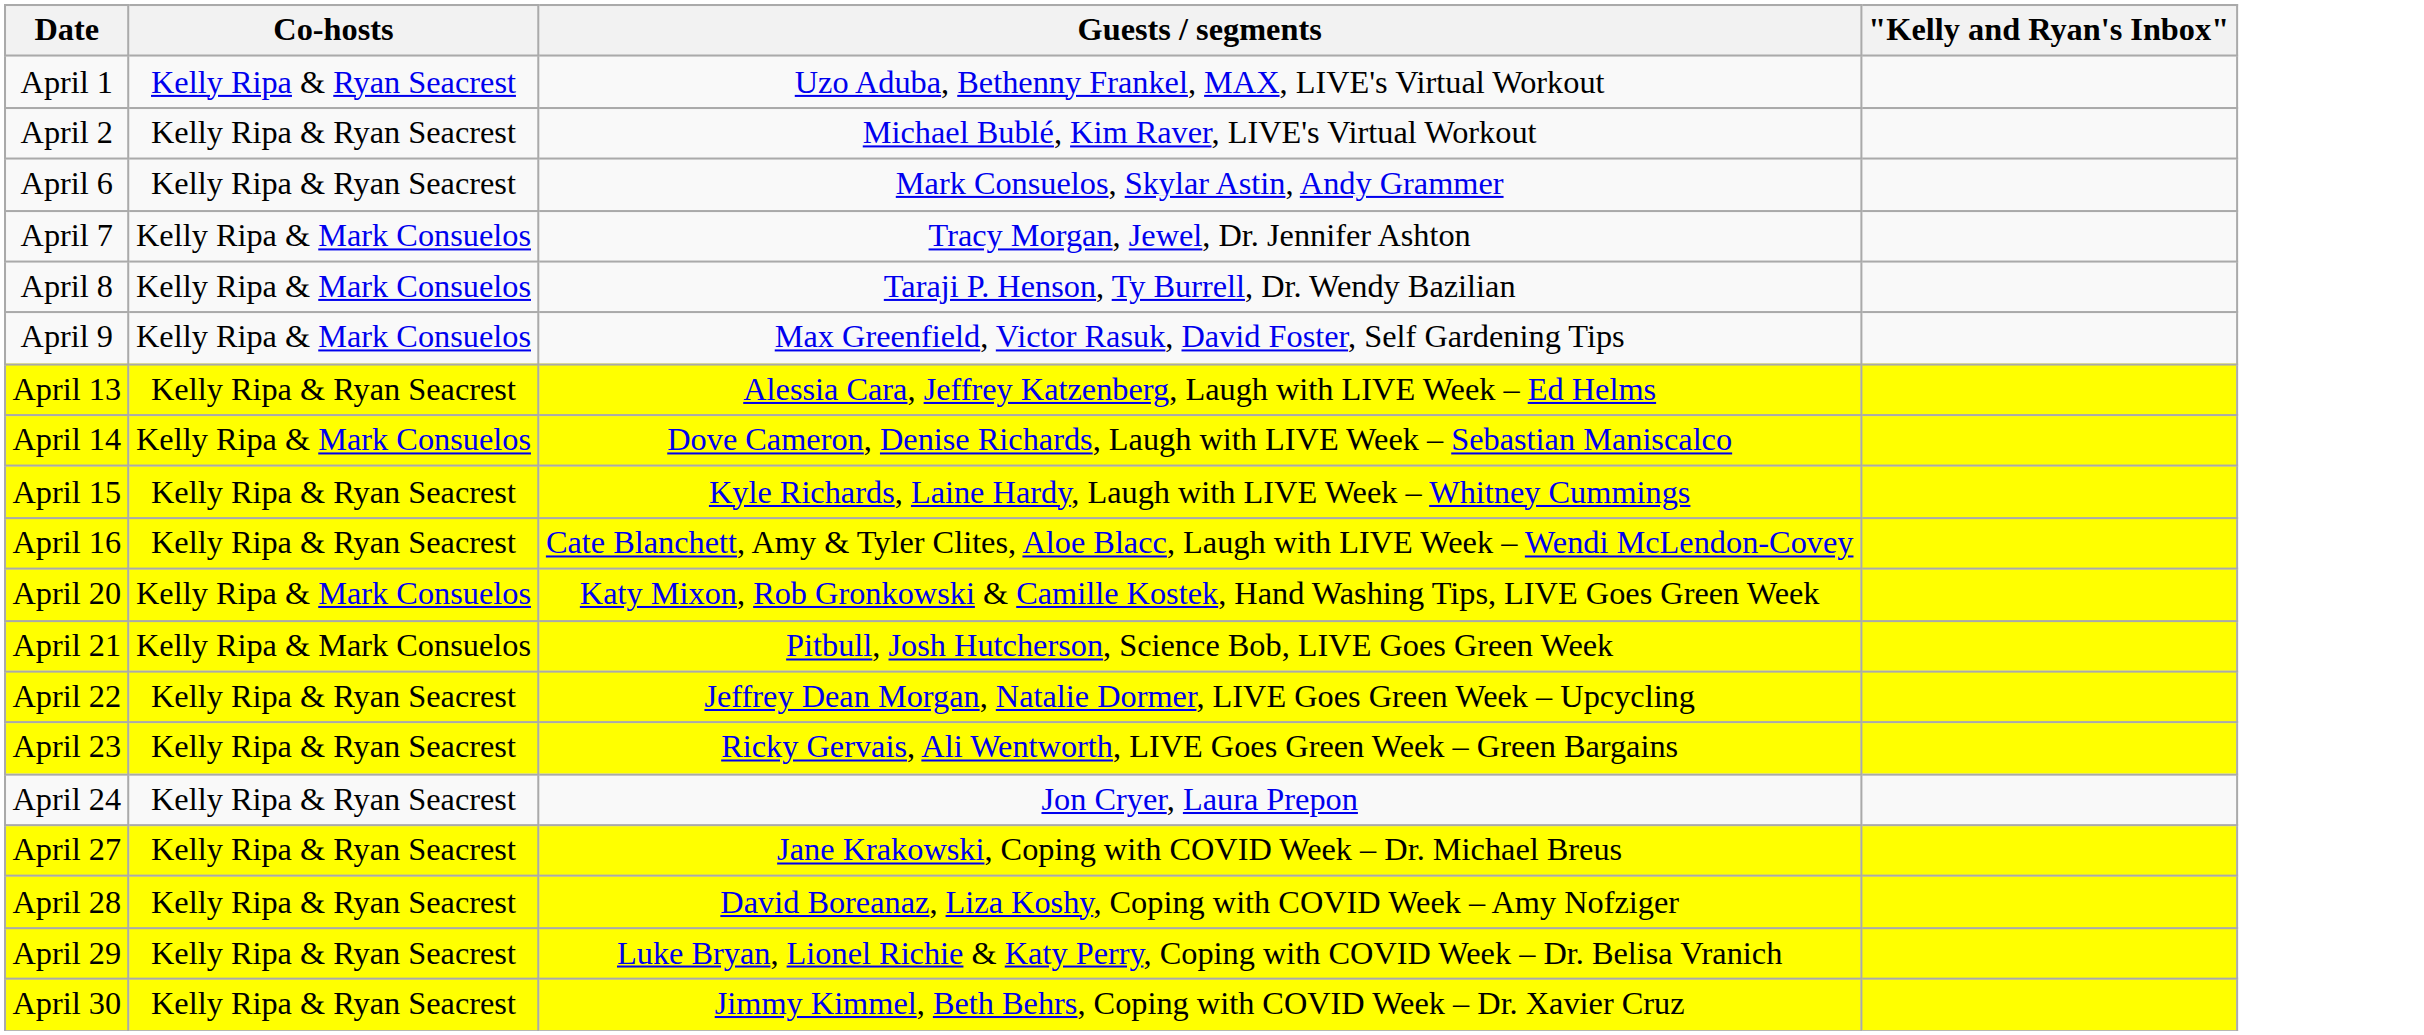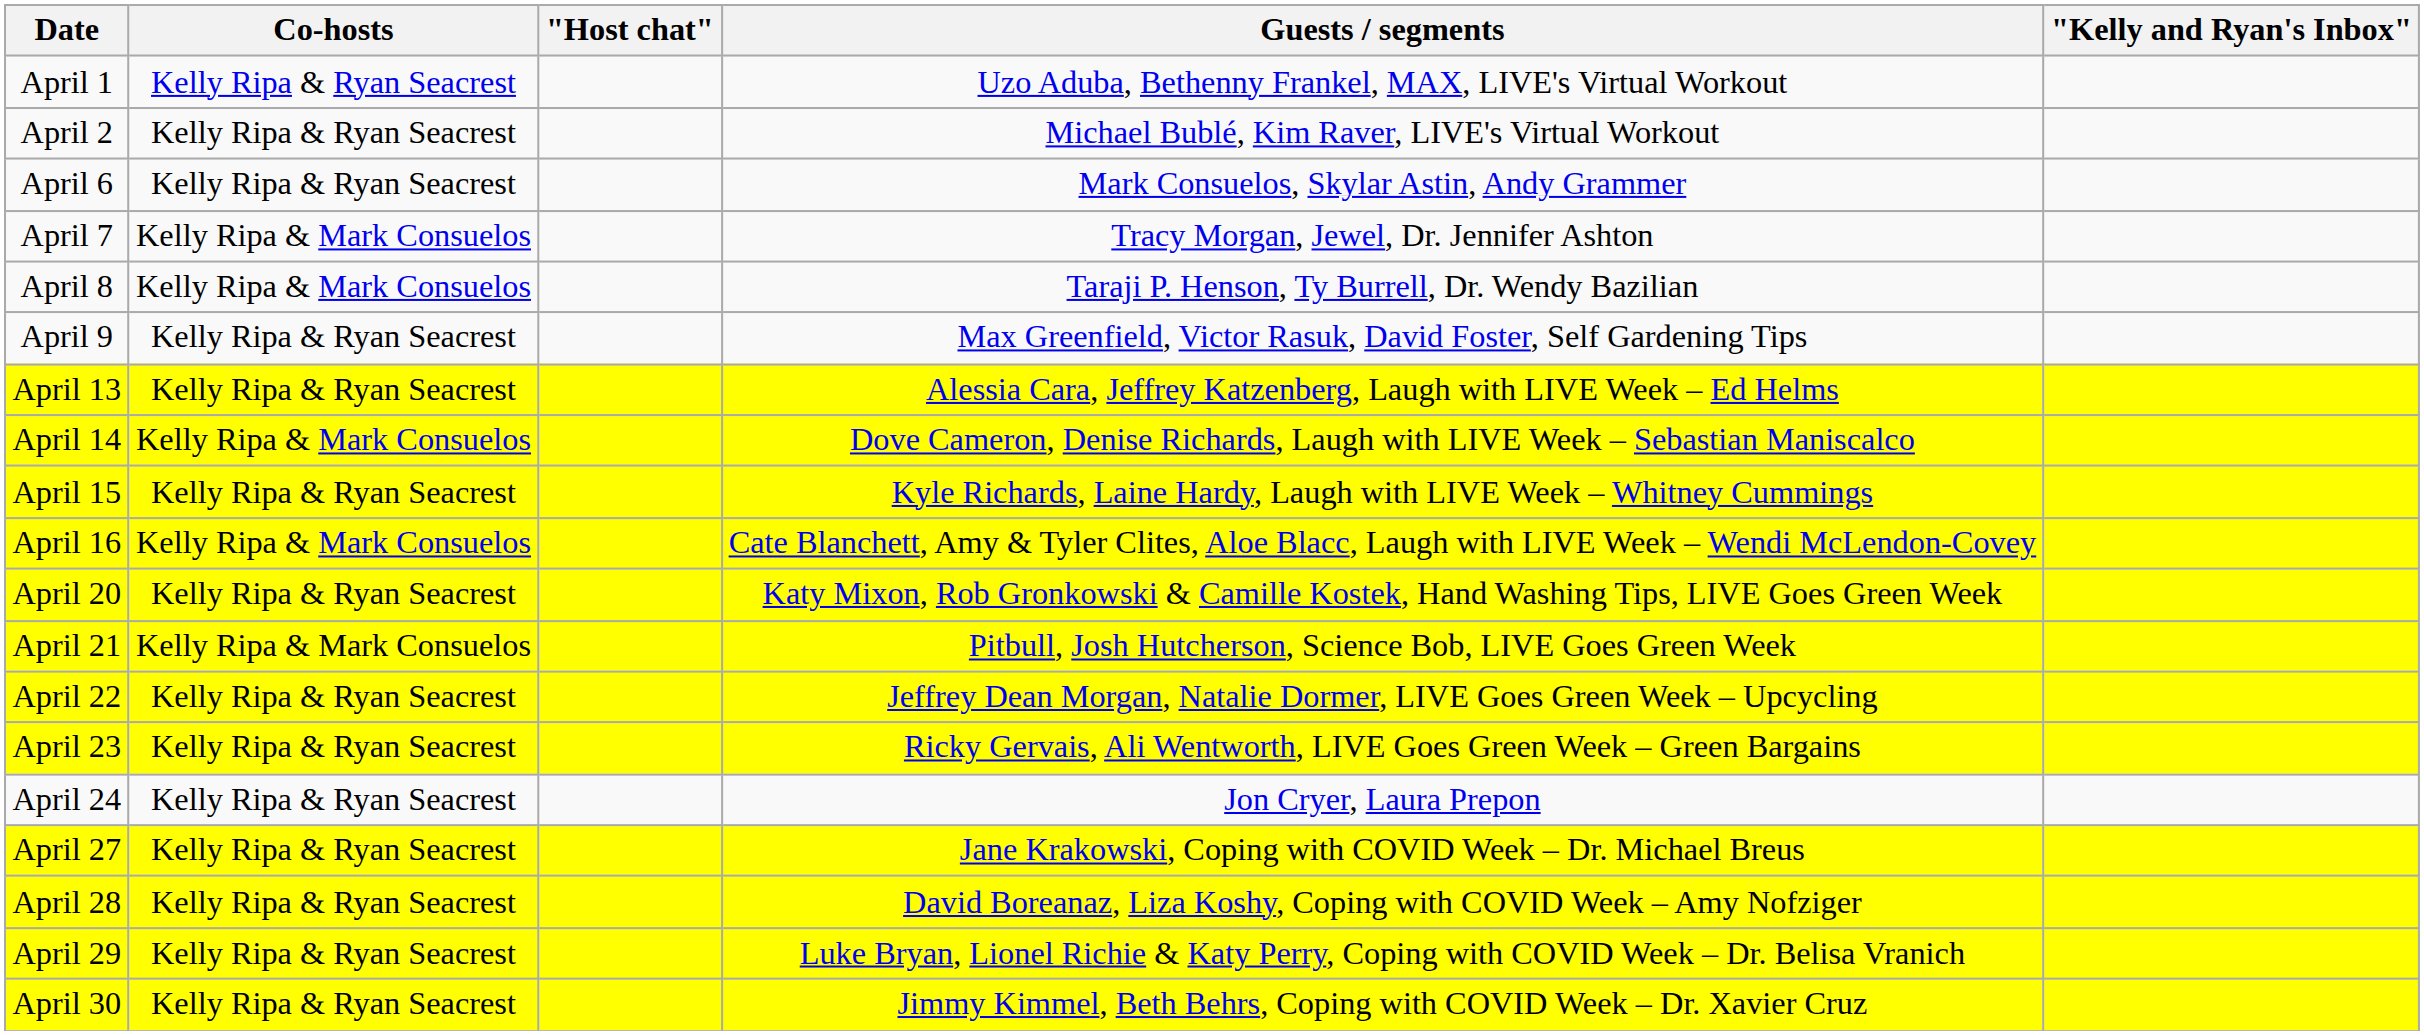+ column: (630, 30)
(333, 337) Kelly Ripa & Mark Consuelos -> (333, 337) Kelly Ripa & Ryan Seacrest
(333, 542) Kelly Ripa & Ryan Seacrest -> (333, 542) Kelly Ripa & Mark Consuelos
(333, 593) Kelly Ripa & Mark Consuelos -> (333, 593) Kelly Ripa & Ryan Seacrest
